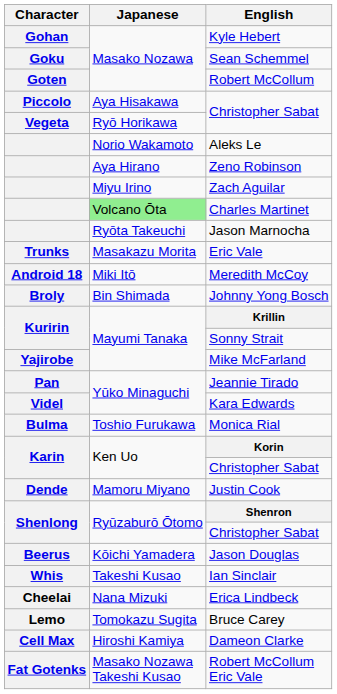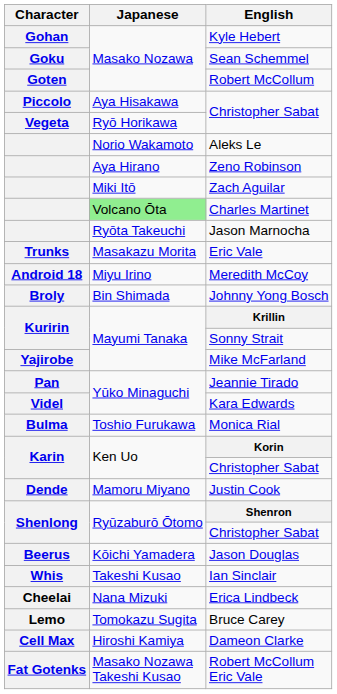(122, 187) Miyu Irino -> (114, 187) Miki Itō
(114, 274) Miki Itō -> (122, 274) Miyu Irino
